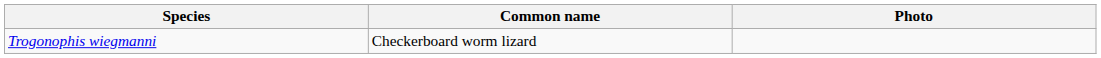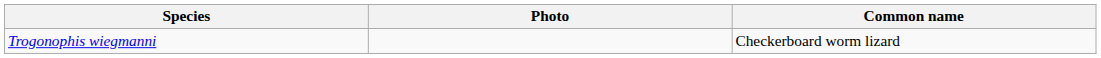columns swapped: (550, 16) <-> (914, 16)
